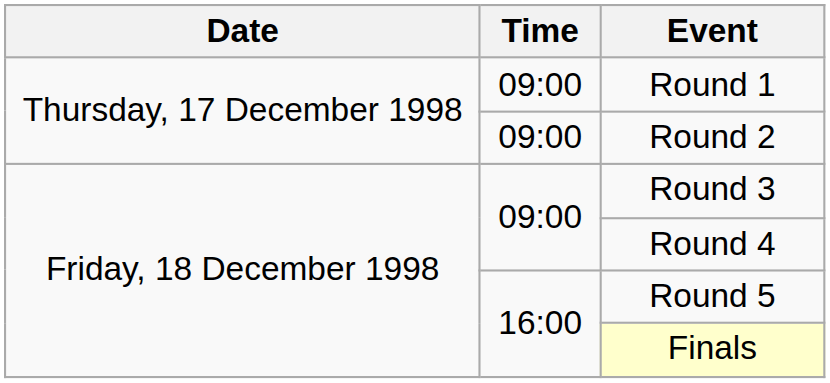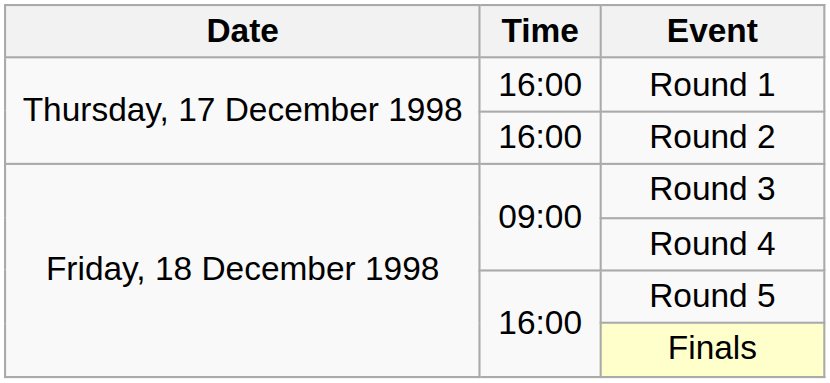(540, 84) 09:00 -> (540, 84) 16:00
(540, 137) 09:00 -> (540, 137) 16:00
